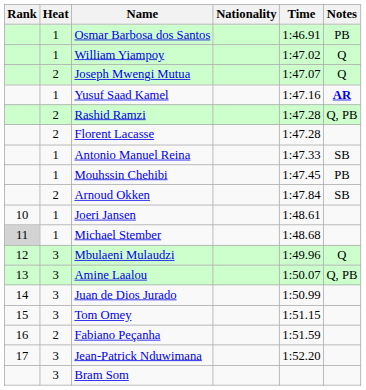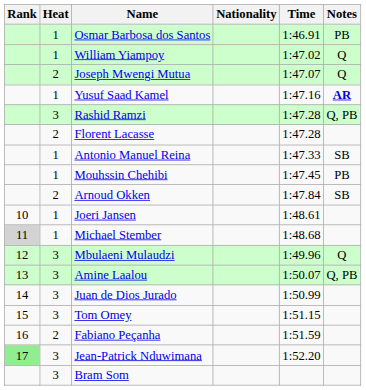(56, 114) 2 -> (56, 114) 3
(22, 355) no background -> (22, 355) lightgreen background
